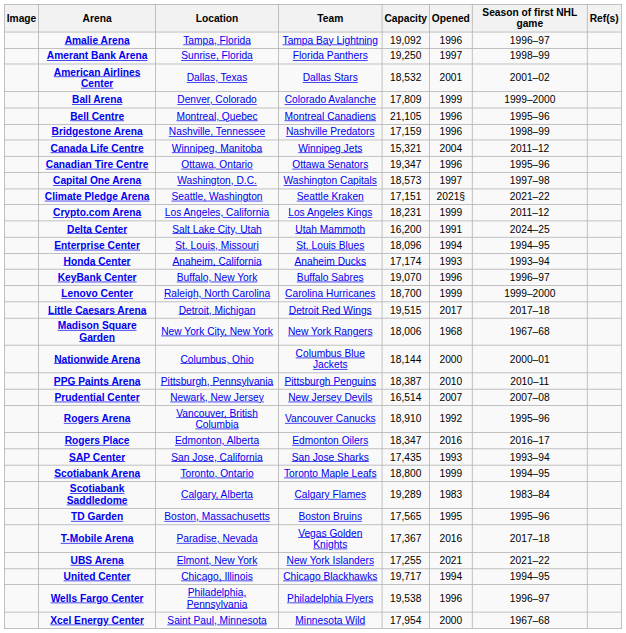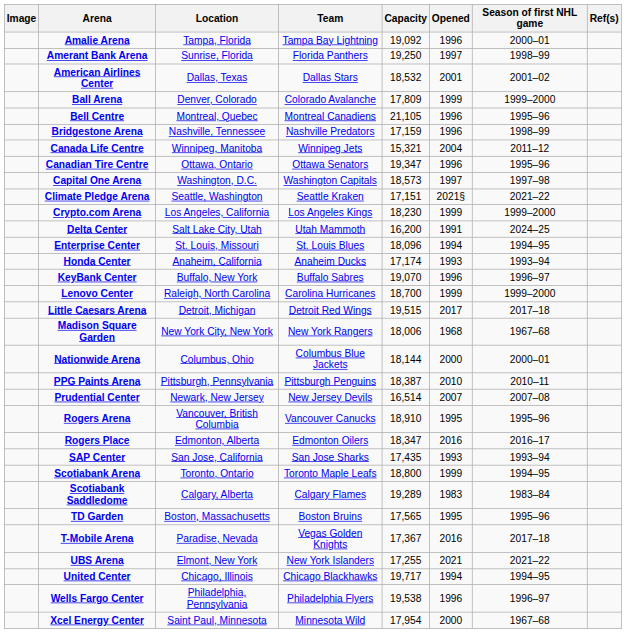(530, 40) 1996–97 -> (530, 40) 2000–01
(406, 213) 18,231 -> (406, 213) 18,230
(530, 213) 2011–12 -> (530, 213) 1999–2000
(451, 419) 1992 -> (451, 419) 1995
